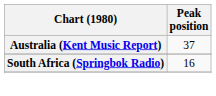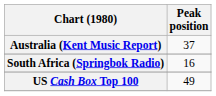+ row: (86, 81)
